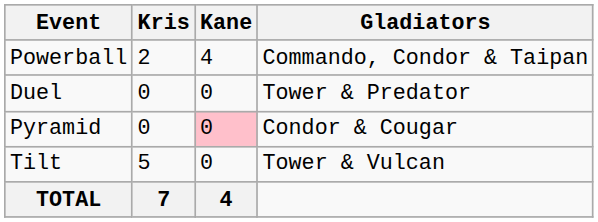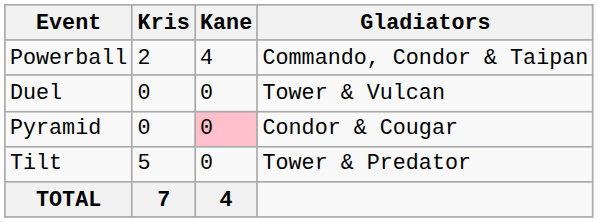(367, 93) Tower & Predator -> (354, 93) Tower & Vulcan
(354, 164) Tower & Vulcan -> (367, 164) Tower & Predator
